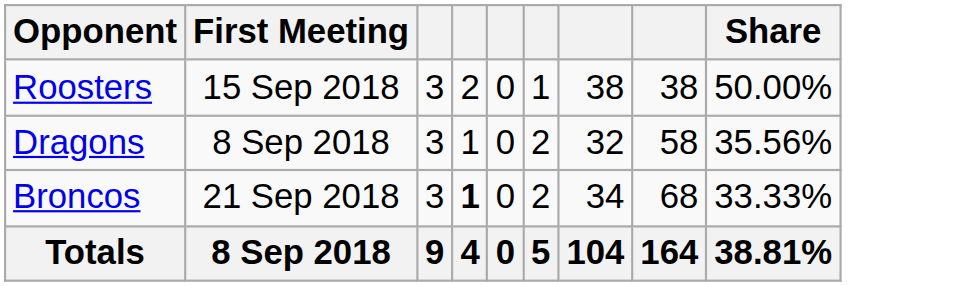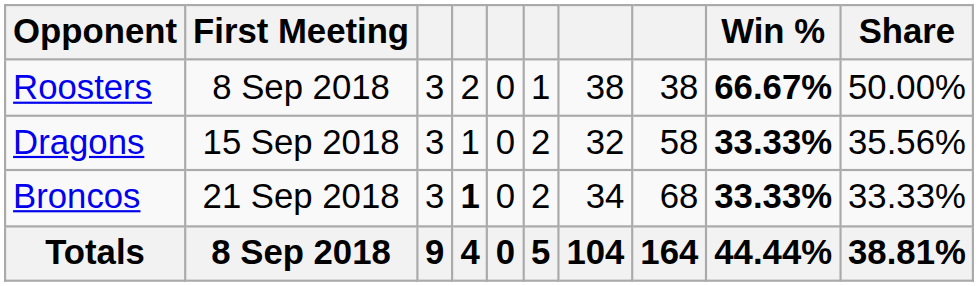+ column: (773, 32)
(301, 87) 15 Sep 2018 -> (301, 87) 8 Sep 2018
(301, 142) 8 Sep 2018 -> (301, 142) 15 Sep 2018
